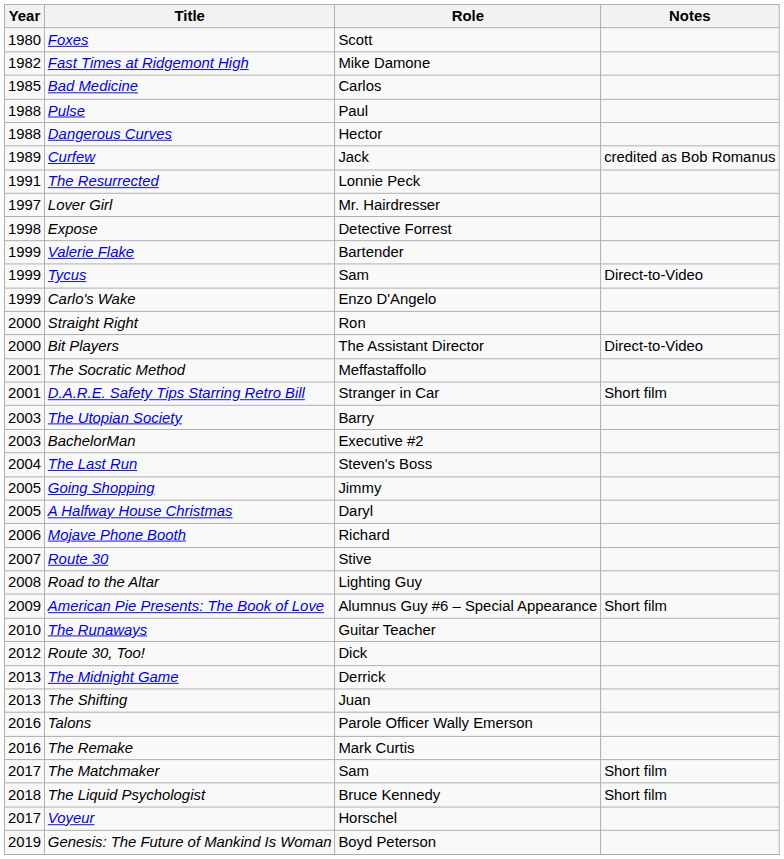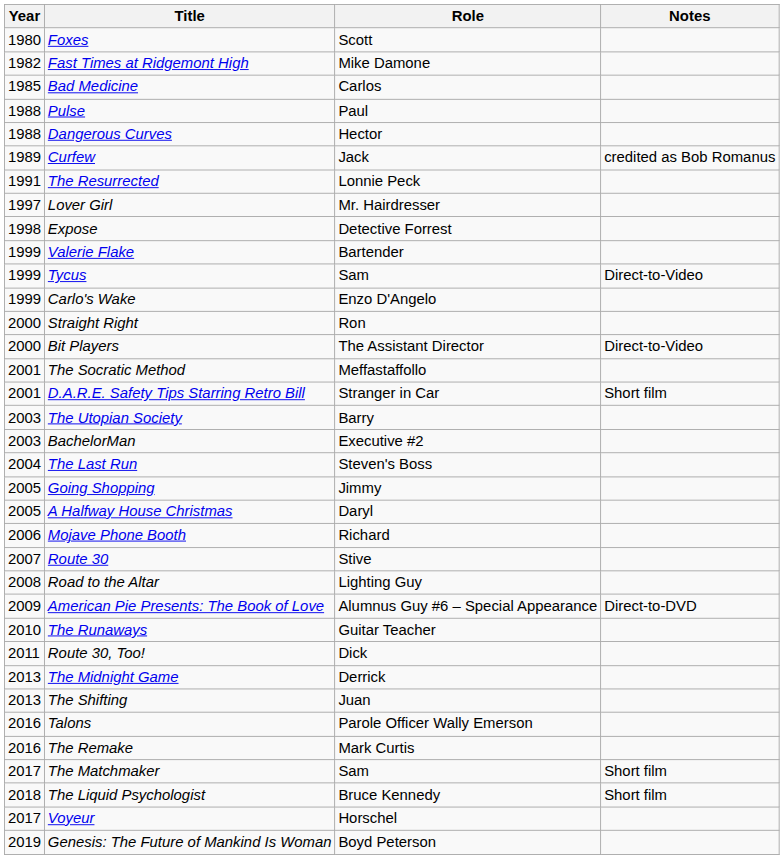(636, 606) Short film -> (650, 606) Direct-to-DVD
(24, 653) 2012 -> (24, 653) 2011
